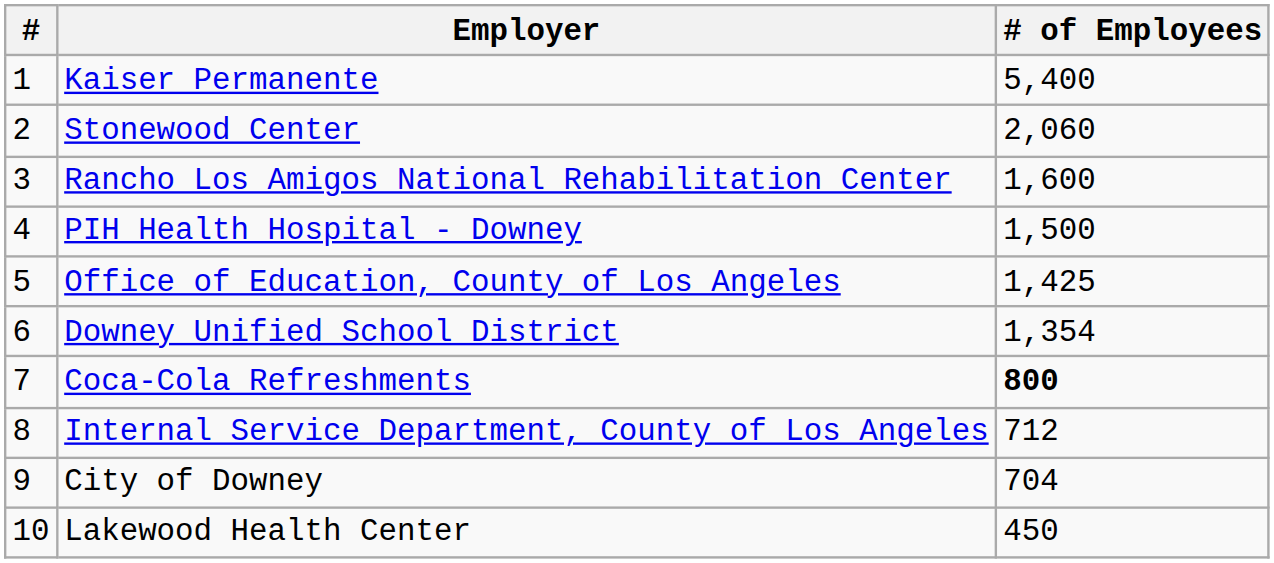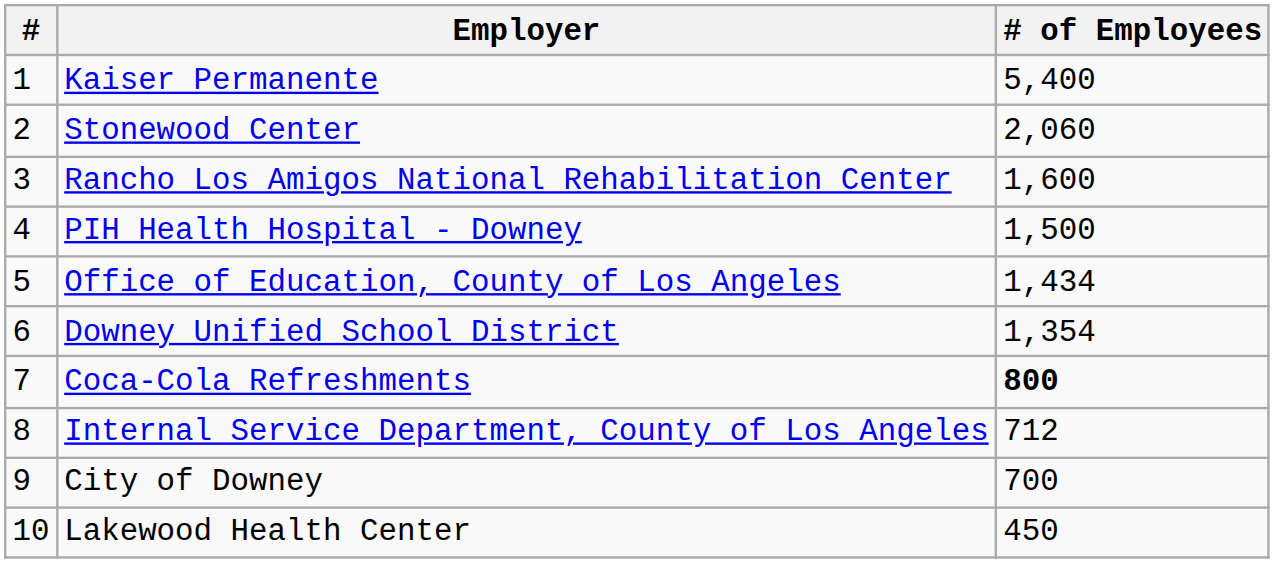(1050, 281) 1,425 -> (1050, 281) 1,434
(1031, 482) 704 -> (1031, 482) 700
